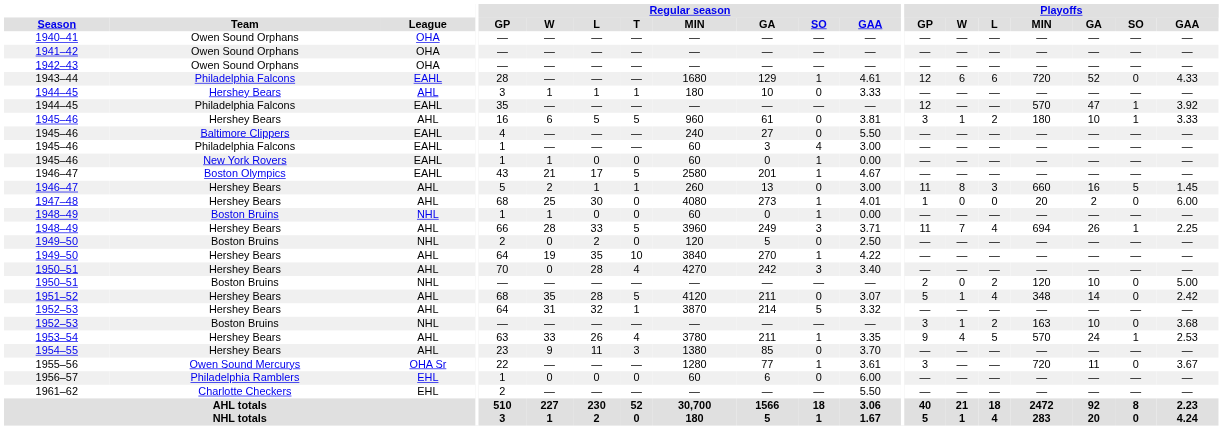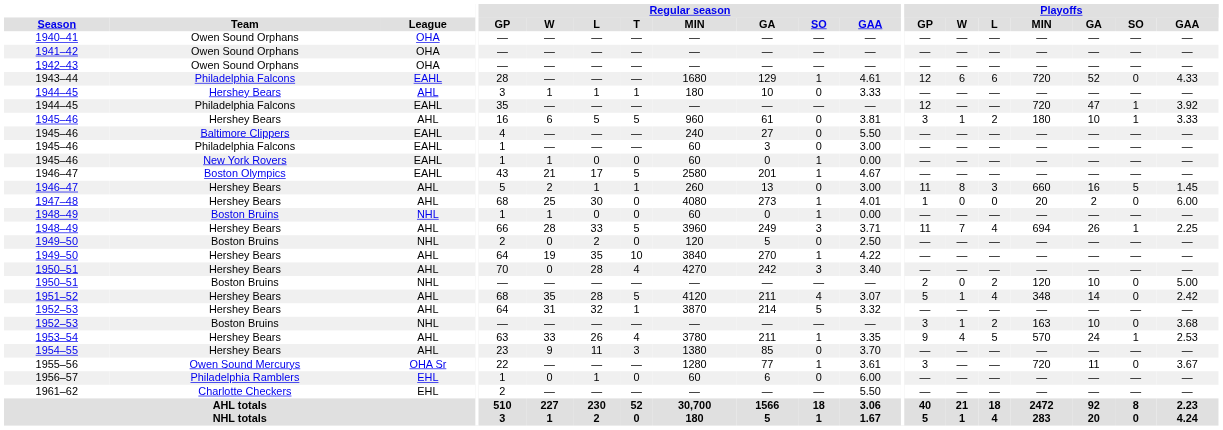(1042, 106) 570 -> (1042, 106) 720
(819, 146) 4 -> (819, 146) 0
(819, 296) 0 -> (819, 296) 4
(597, 378) 0 -> (597, 378) 1
